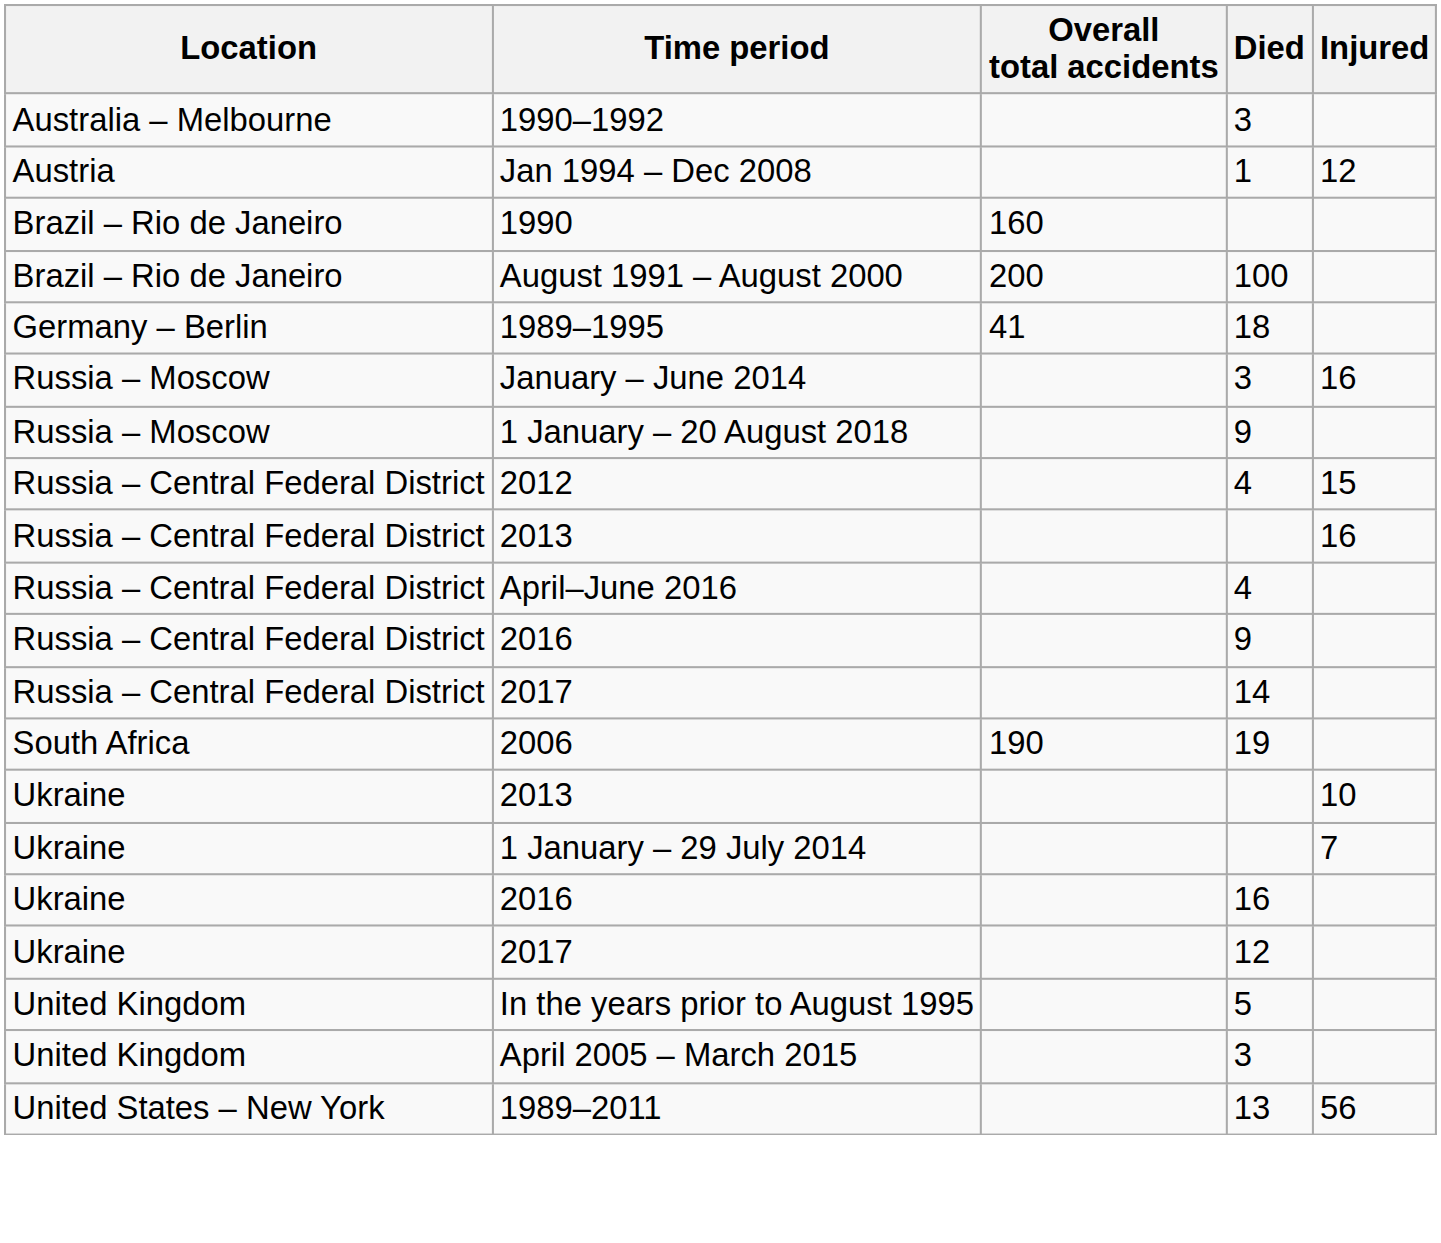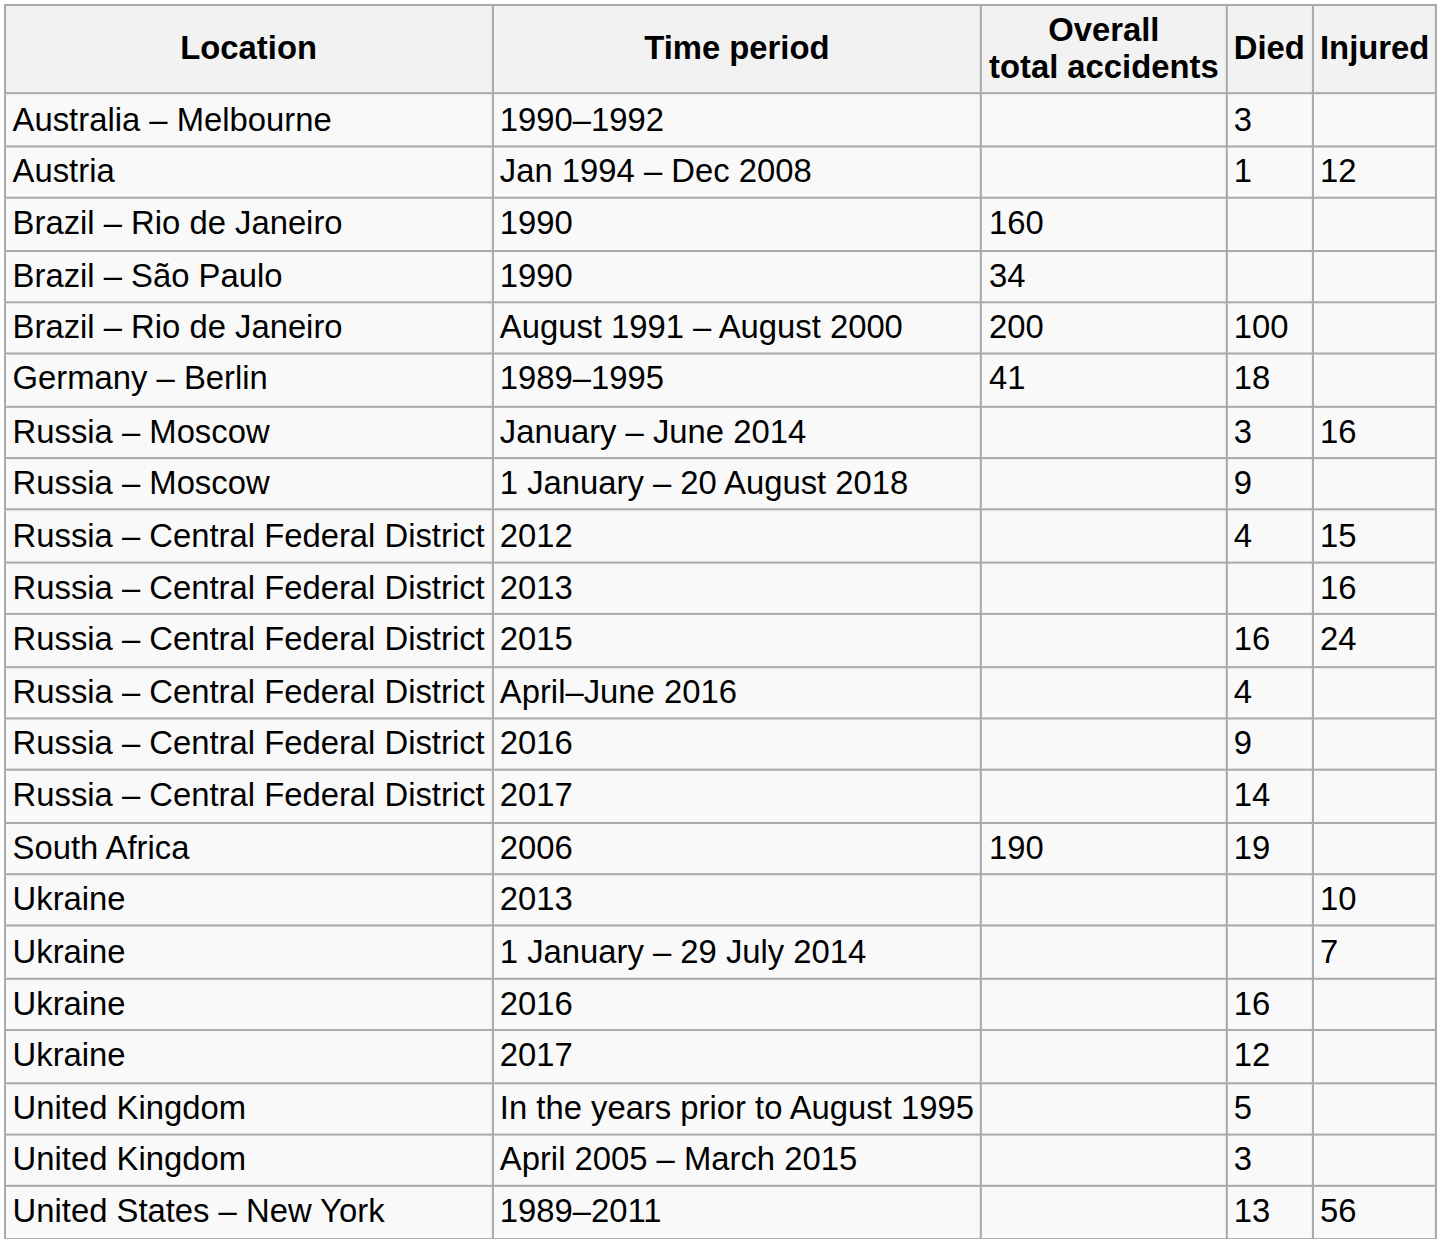+ row: (148, 275)
+ row: (249, 639)
